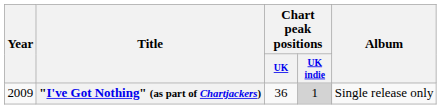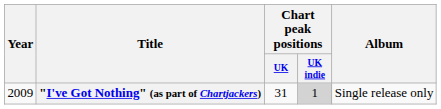(281, 93) 36 -> (281, 93) 31
